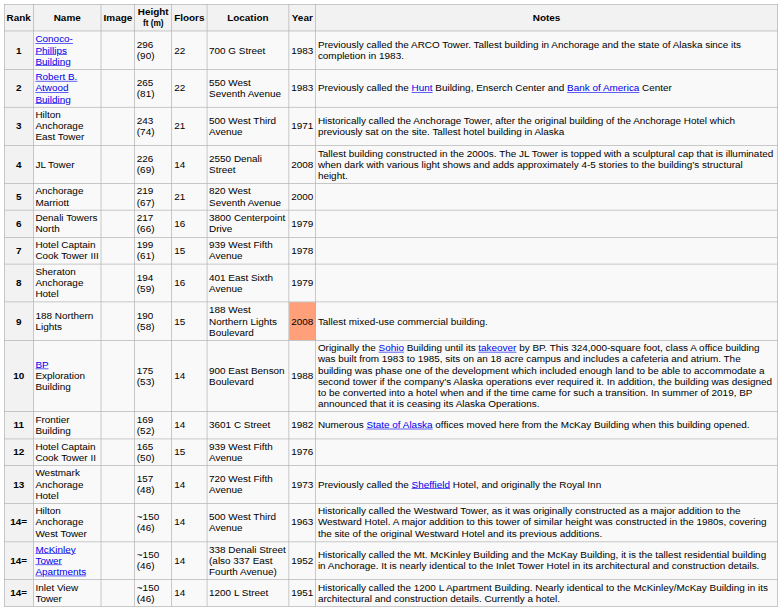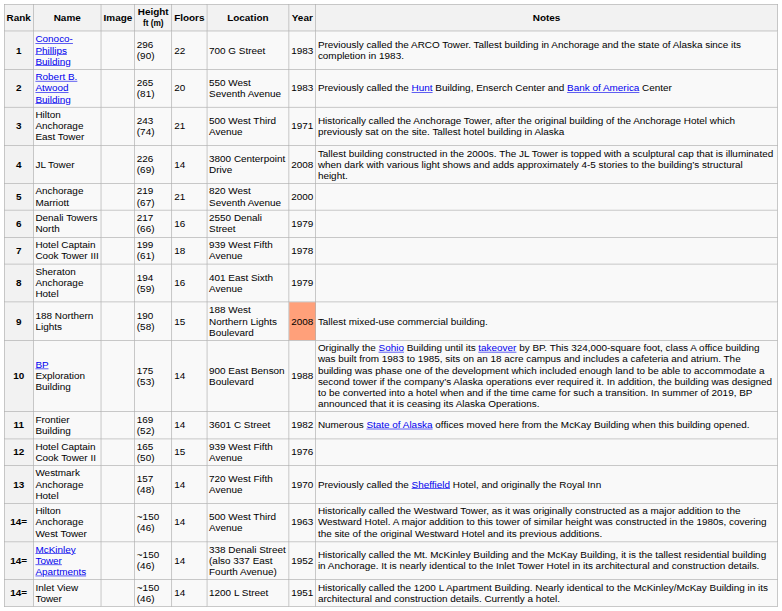(180, 88) 22 -> (180, 88) 20
(236, 164) 2550 Denali Street -> (247, 164) 3800 Centerpoint Drive
(247, 223) 3800 Centerpoint Drive -> (236, 223) 2550 Denali Street
(180, 250) 15 -> (180, 250) 18
(302, 484) 1973 -> (302, 484) 1970
